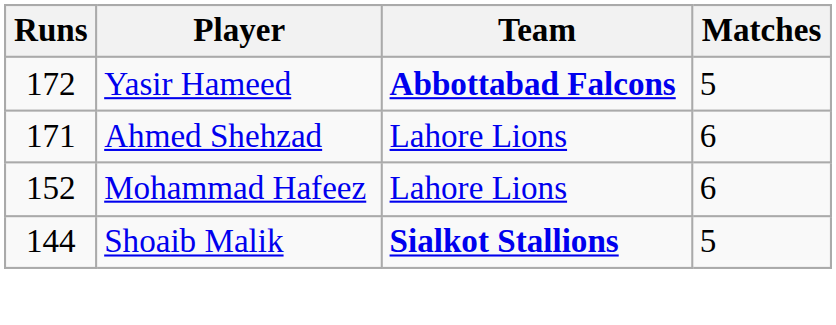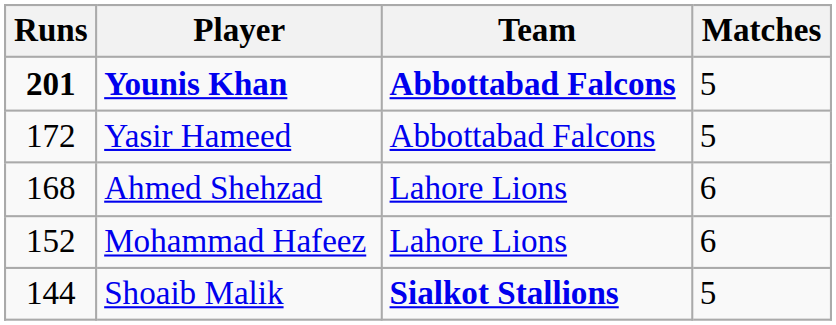+ row: (196, 83)
(533, 83) bold -> (522, 135) normal
(51, 135) 171 -> (51, 188) 168
